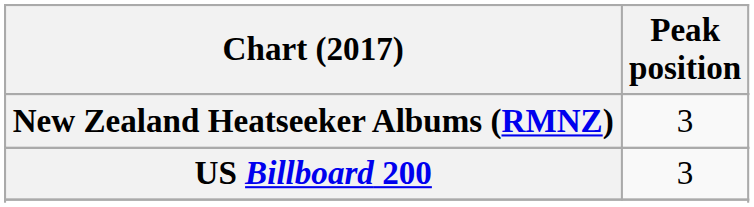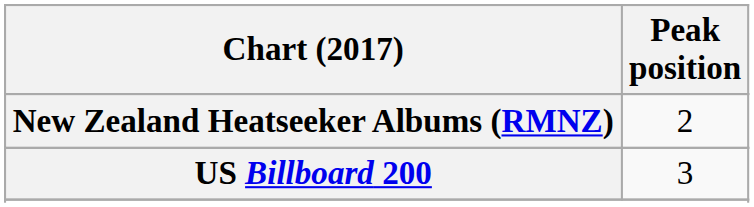(685, 120) 3 -> (685, 120) 2
